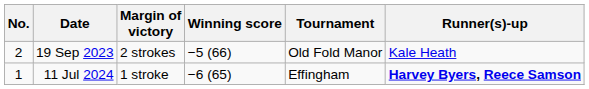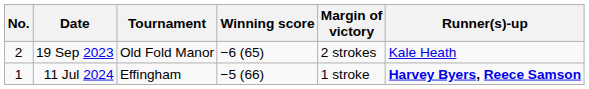columns swapped: (335, 23) <-> (151, 23)
(210, 52) −5 (66) -> (242, 52) −6 (65)
(210, 74) −6 (65) -> (242, 74) −5 (66)
